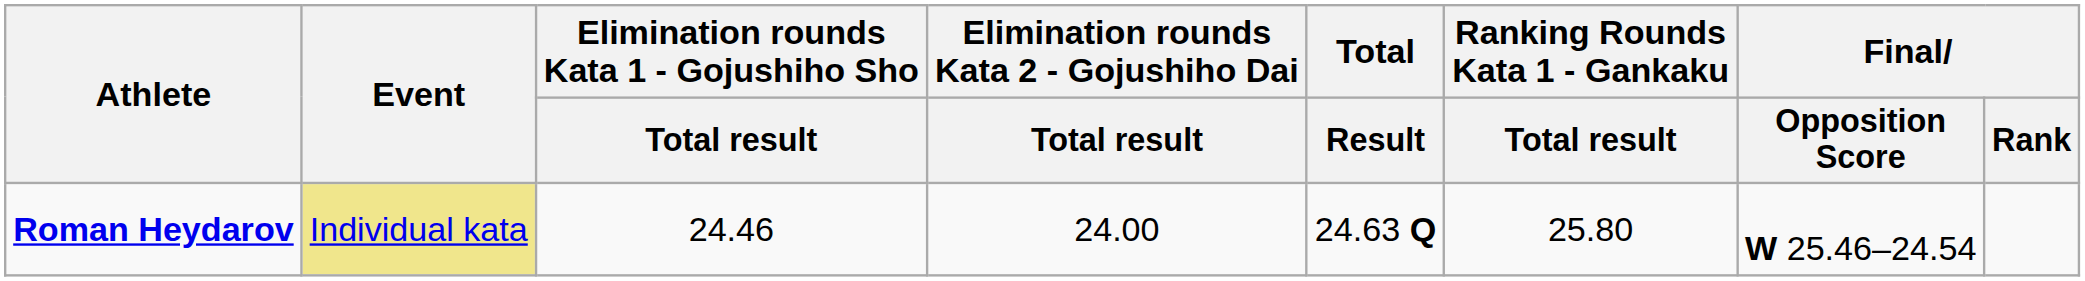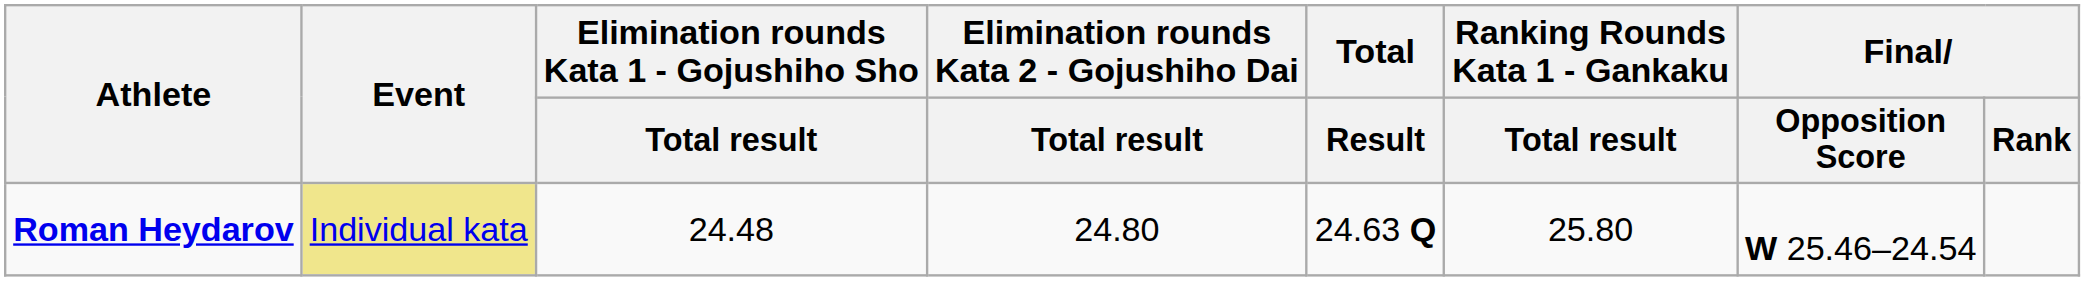(731, 230) 24.46 -> (731, 230) 24.48
(1117, 230) 24.00 -> (1117, 230) 24.80
